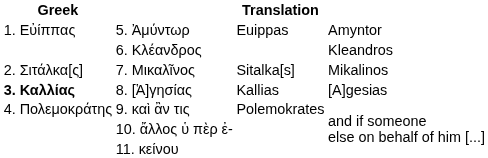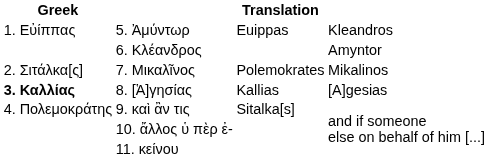(355, 30) Amyntor -> (361, 30) Kleandros
(361, 50) Kleandros -> (355, 50) Amyntor
(266, 70) Sitalka[s] -> (280, 70) Polemokrates
(280, 109) Polemokrates -> (266, 109) Sitalka[s]
